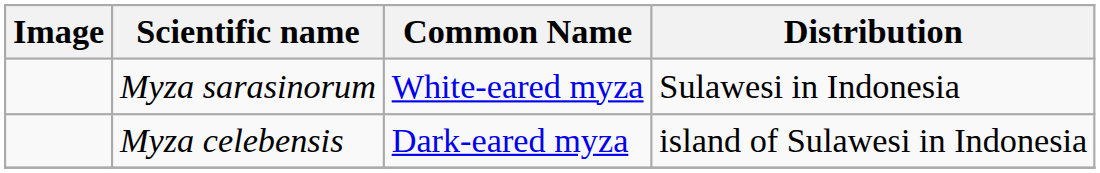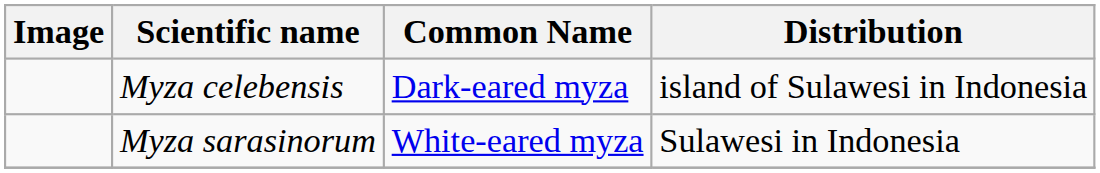rows swapped: (232, 140) <-> (248, 85)
